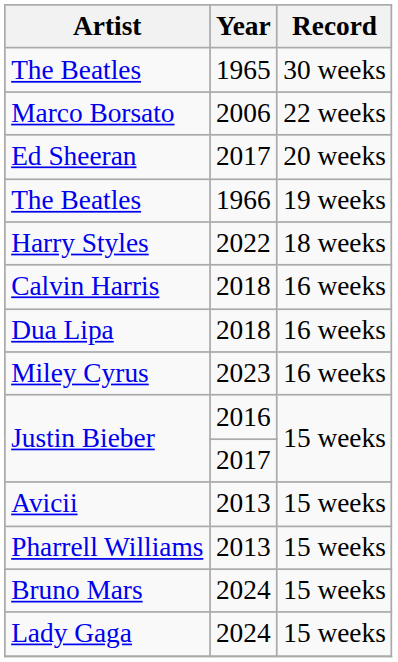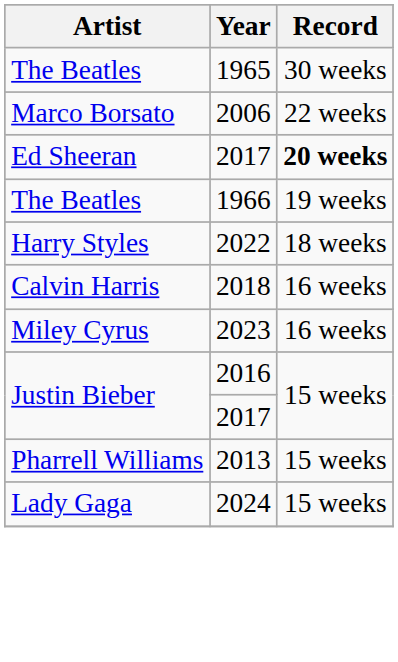(335, 156) normal -> (335, 156) bold
- row: (62, 329)
- row: (44, 503)
- row: (77, 590)
